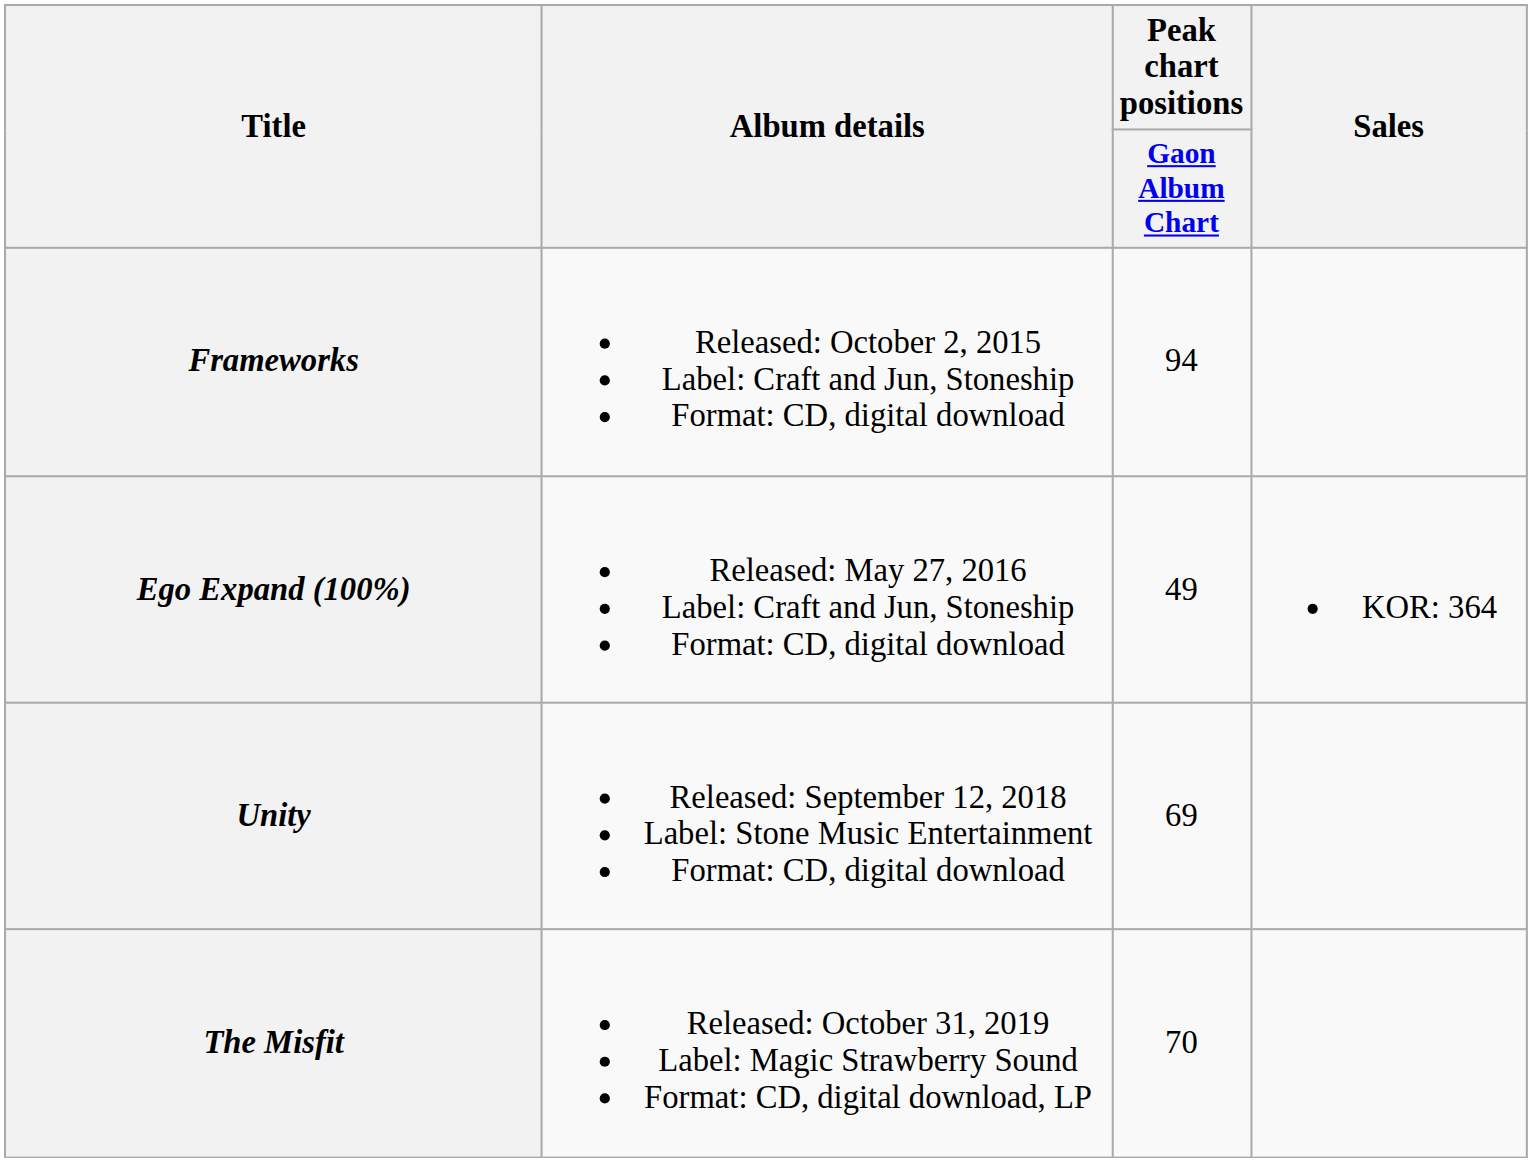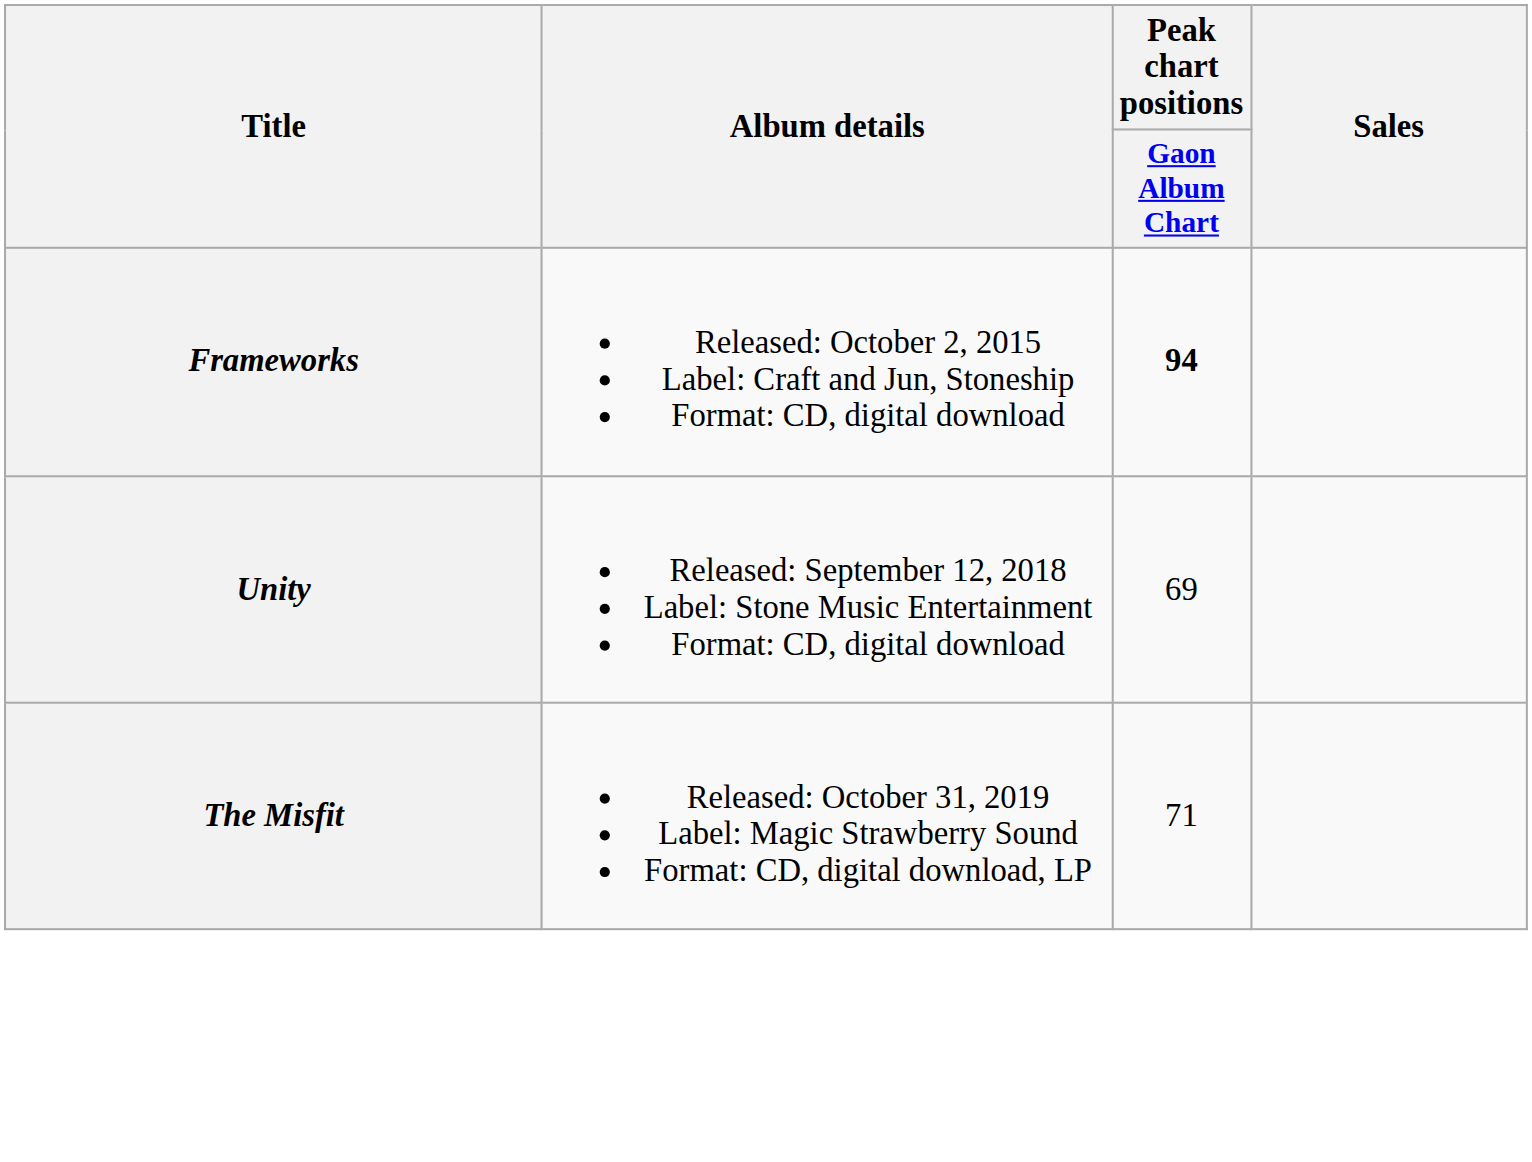(1181, 361) normal -> (1181, 361) bold
- row: (274, 588)
(1181, 1042) 70 -> (1181, 815) 71
